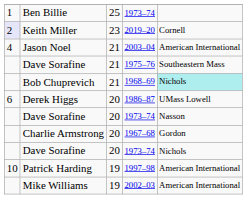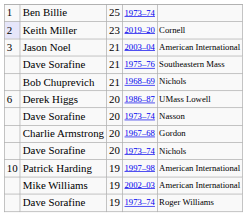(10, 47) 4 -> (10, 47) 3
(173, 82) paleturquoise background -> (173, 82) no background
+ row: (54, 202)
